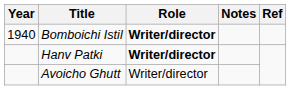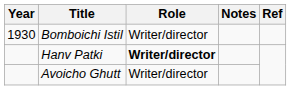(21, 34) 1940 -> (21, 34) 1930
(172, 34) bold -> (168, 34) normal
